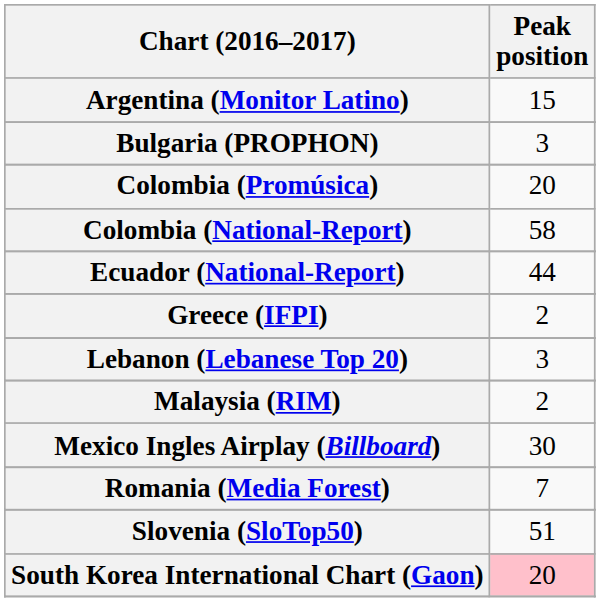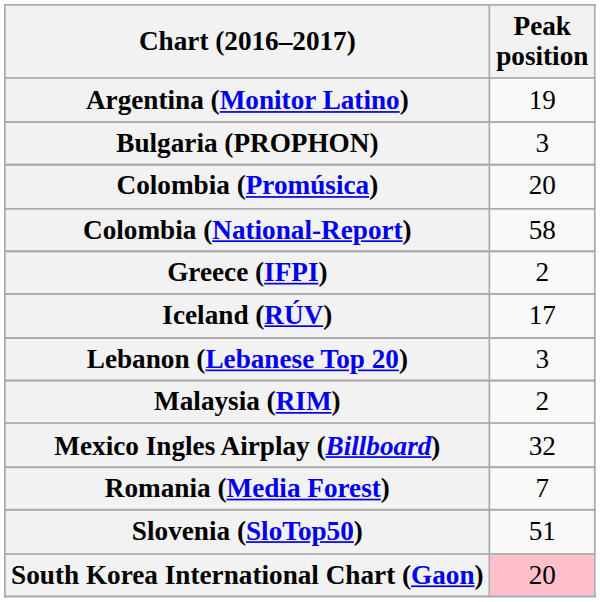(542, 99) 15 -> (542, 99) 19
- row: (247, 272)
+ row: (247, 315)
(542, 444) 30 -> (542, 444) 32
